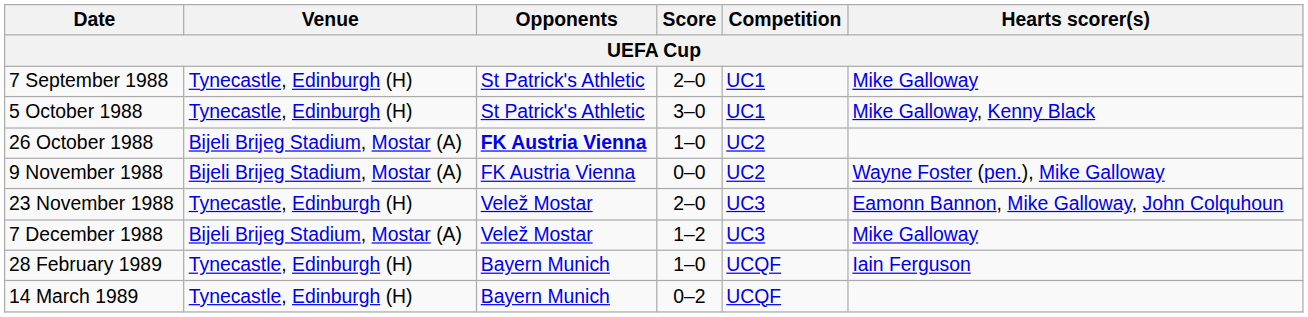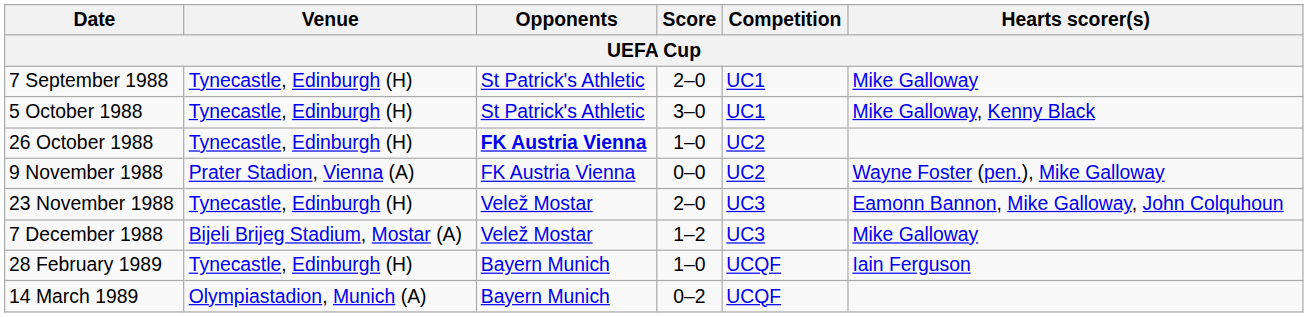(325, 142) Bijeli Brijeg Stadium, Mostar (A) -> (301, 142) Tynecastle, Edinburgh (H)
(325, 173) Bijeli Brijeg Stadium, Mostar (A) -> (302, 173) Prater Stadion, Vienna (A)
(301, 296) Tynecastle, Edinburgh (H) -> (308, 296) Olympiastadion, Munich (A)
